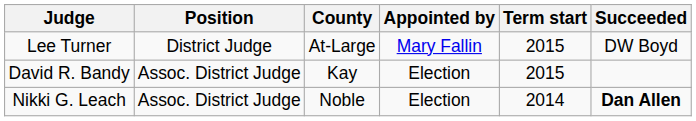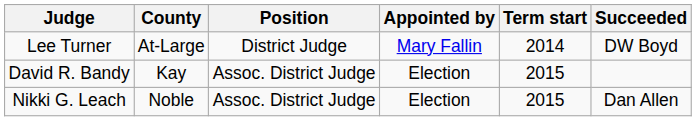columns swapped: (219, 18) <-> (342, 18)
(545, 45) 2015 -> (545, 45) 2014
(545, 101) 2014 -> (545, 101) 2015
(641, 101) bold -> (641, 101) normal
